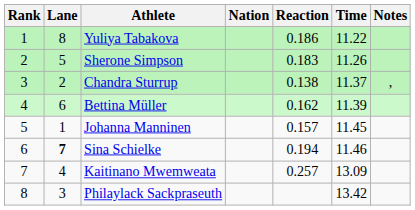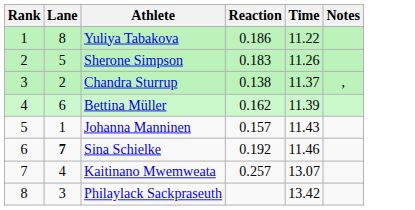- column: (249, 15)
(351, 127) 11.45 -> (304, 127) 11.43
(302, 149) 0.194 -> (255, 149) 0.192
(351, 171) 13.09 -> (304, 171) 13.07
